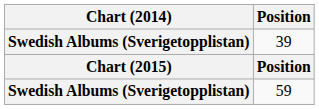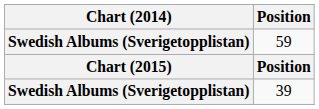rows swapped: (284, 91) <-> (284, 41)
